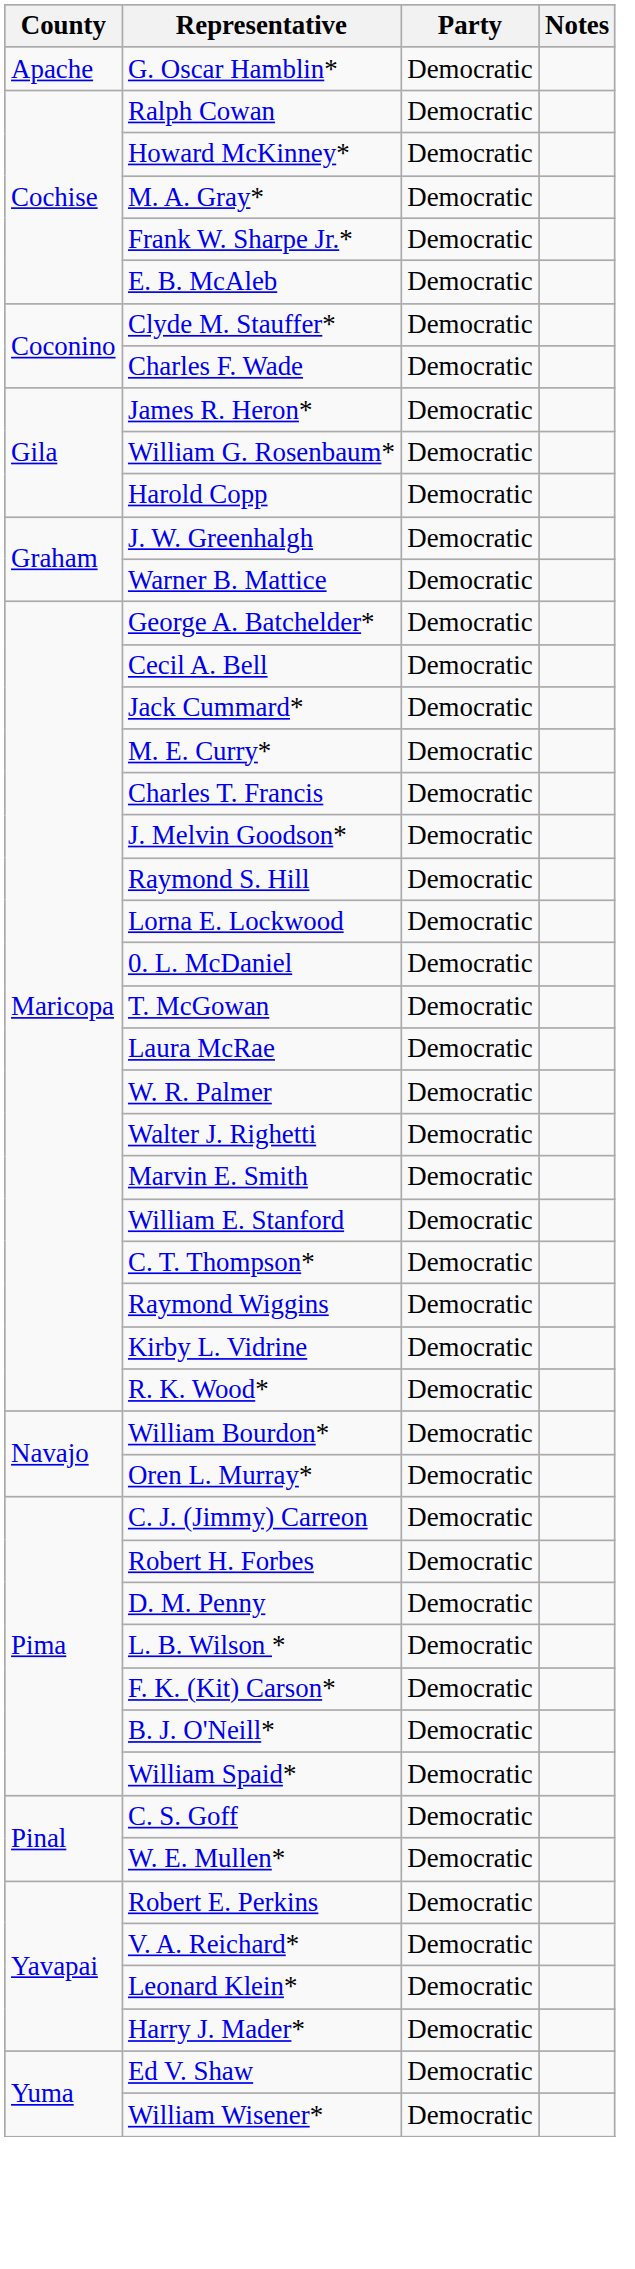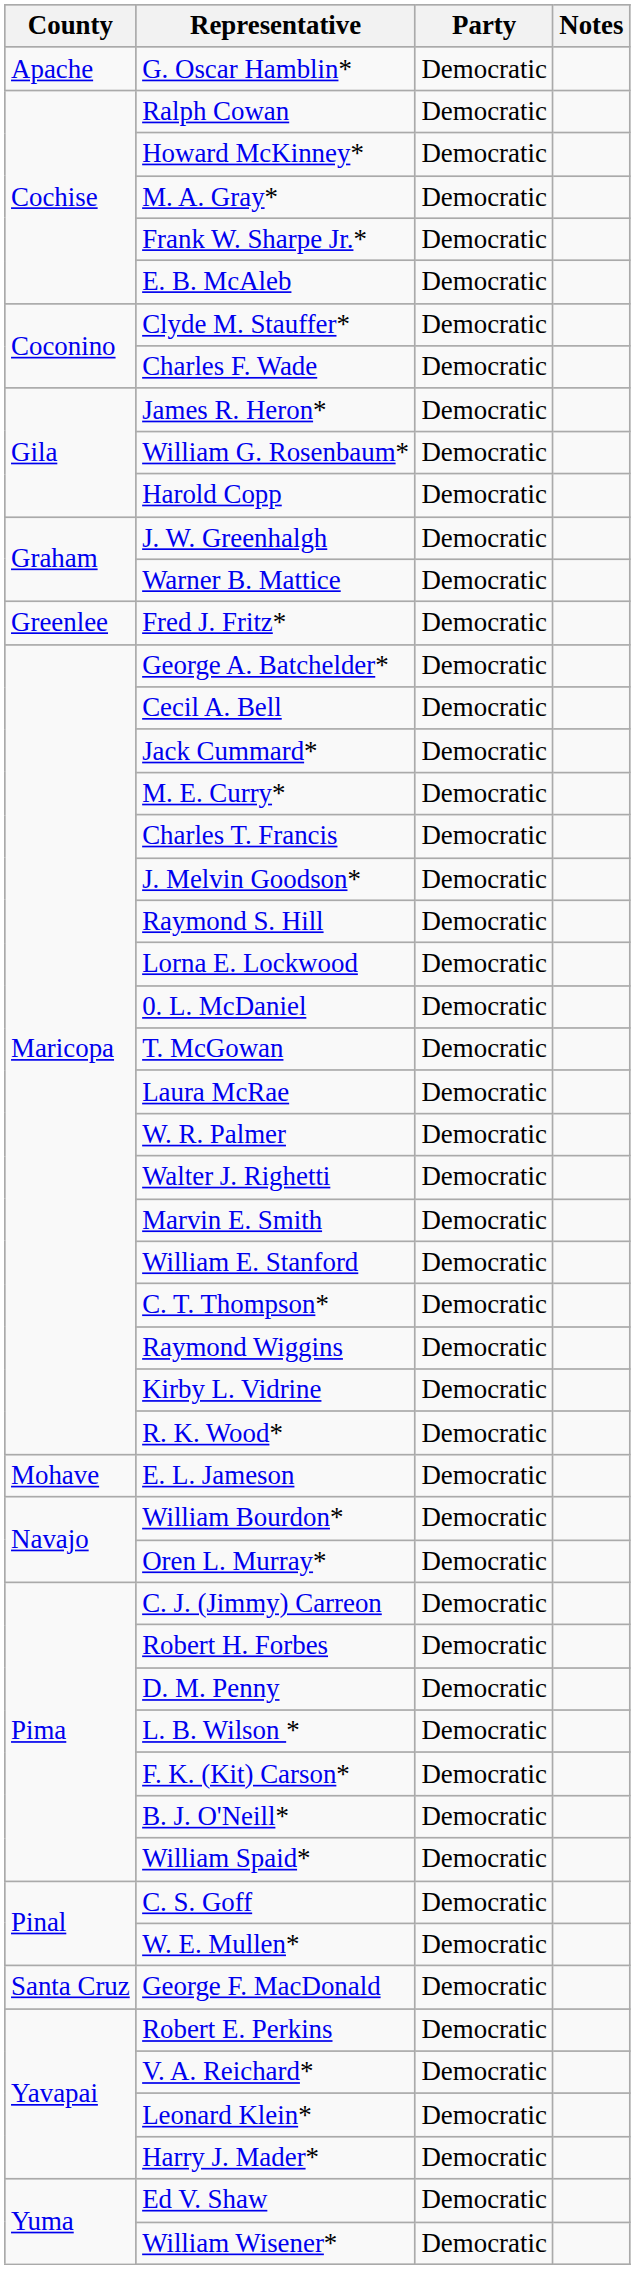+ row: (214, 622)
+ row: (218, 1475)
+ row: (261, 1986)
